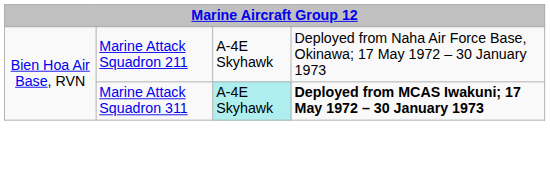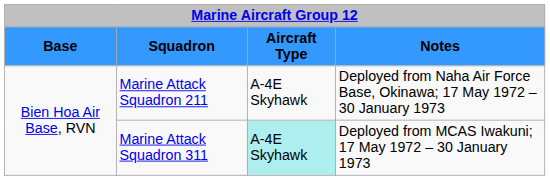+ row: (182, 46)
(408, 101) bold -> (436, 147) normal
